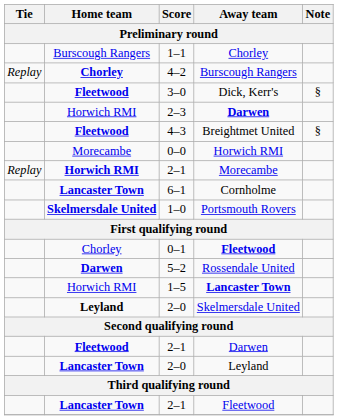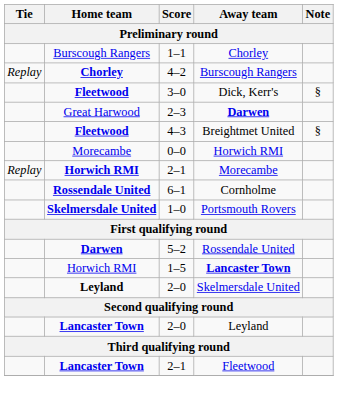(102, 111) Horwich RMI -> (102, 111) Great Harwood
(102, 190) Lancaster Town -> (102, 190) Rossendale United
- row: (177, 248)
- row: (177, 346)
